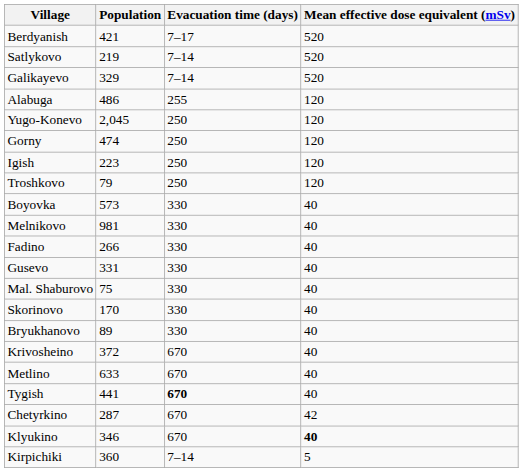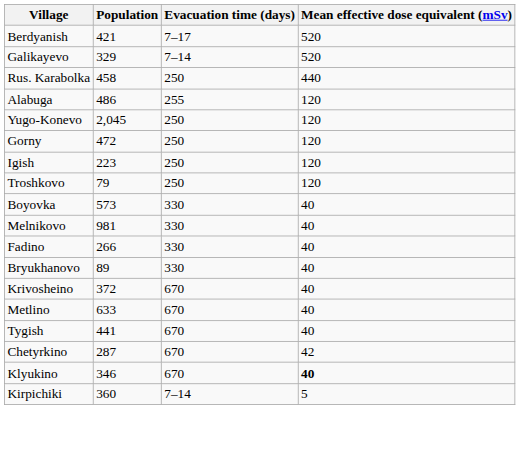- row: (34, 57)
+ row: (49, 78)
(109, 141) 474 -> (106, 141) 472
- row: (28, 267)
- row: (50, 288)
- row: (35, 309)
(177, 394) bold -> (174, 330) normal
